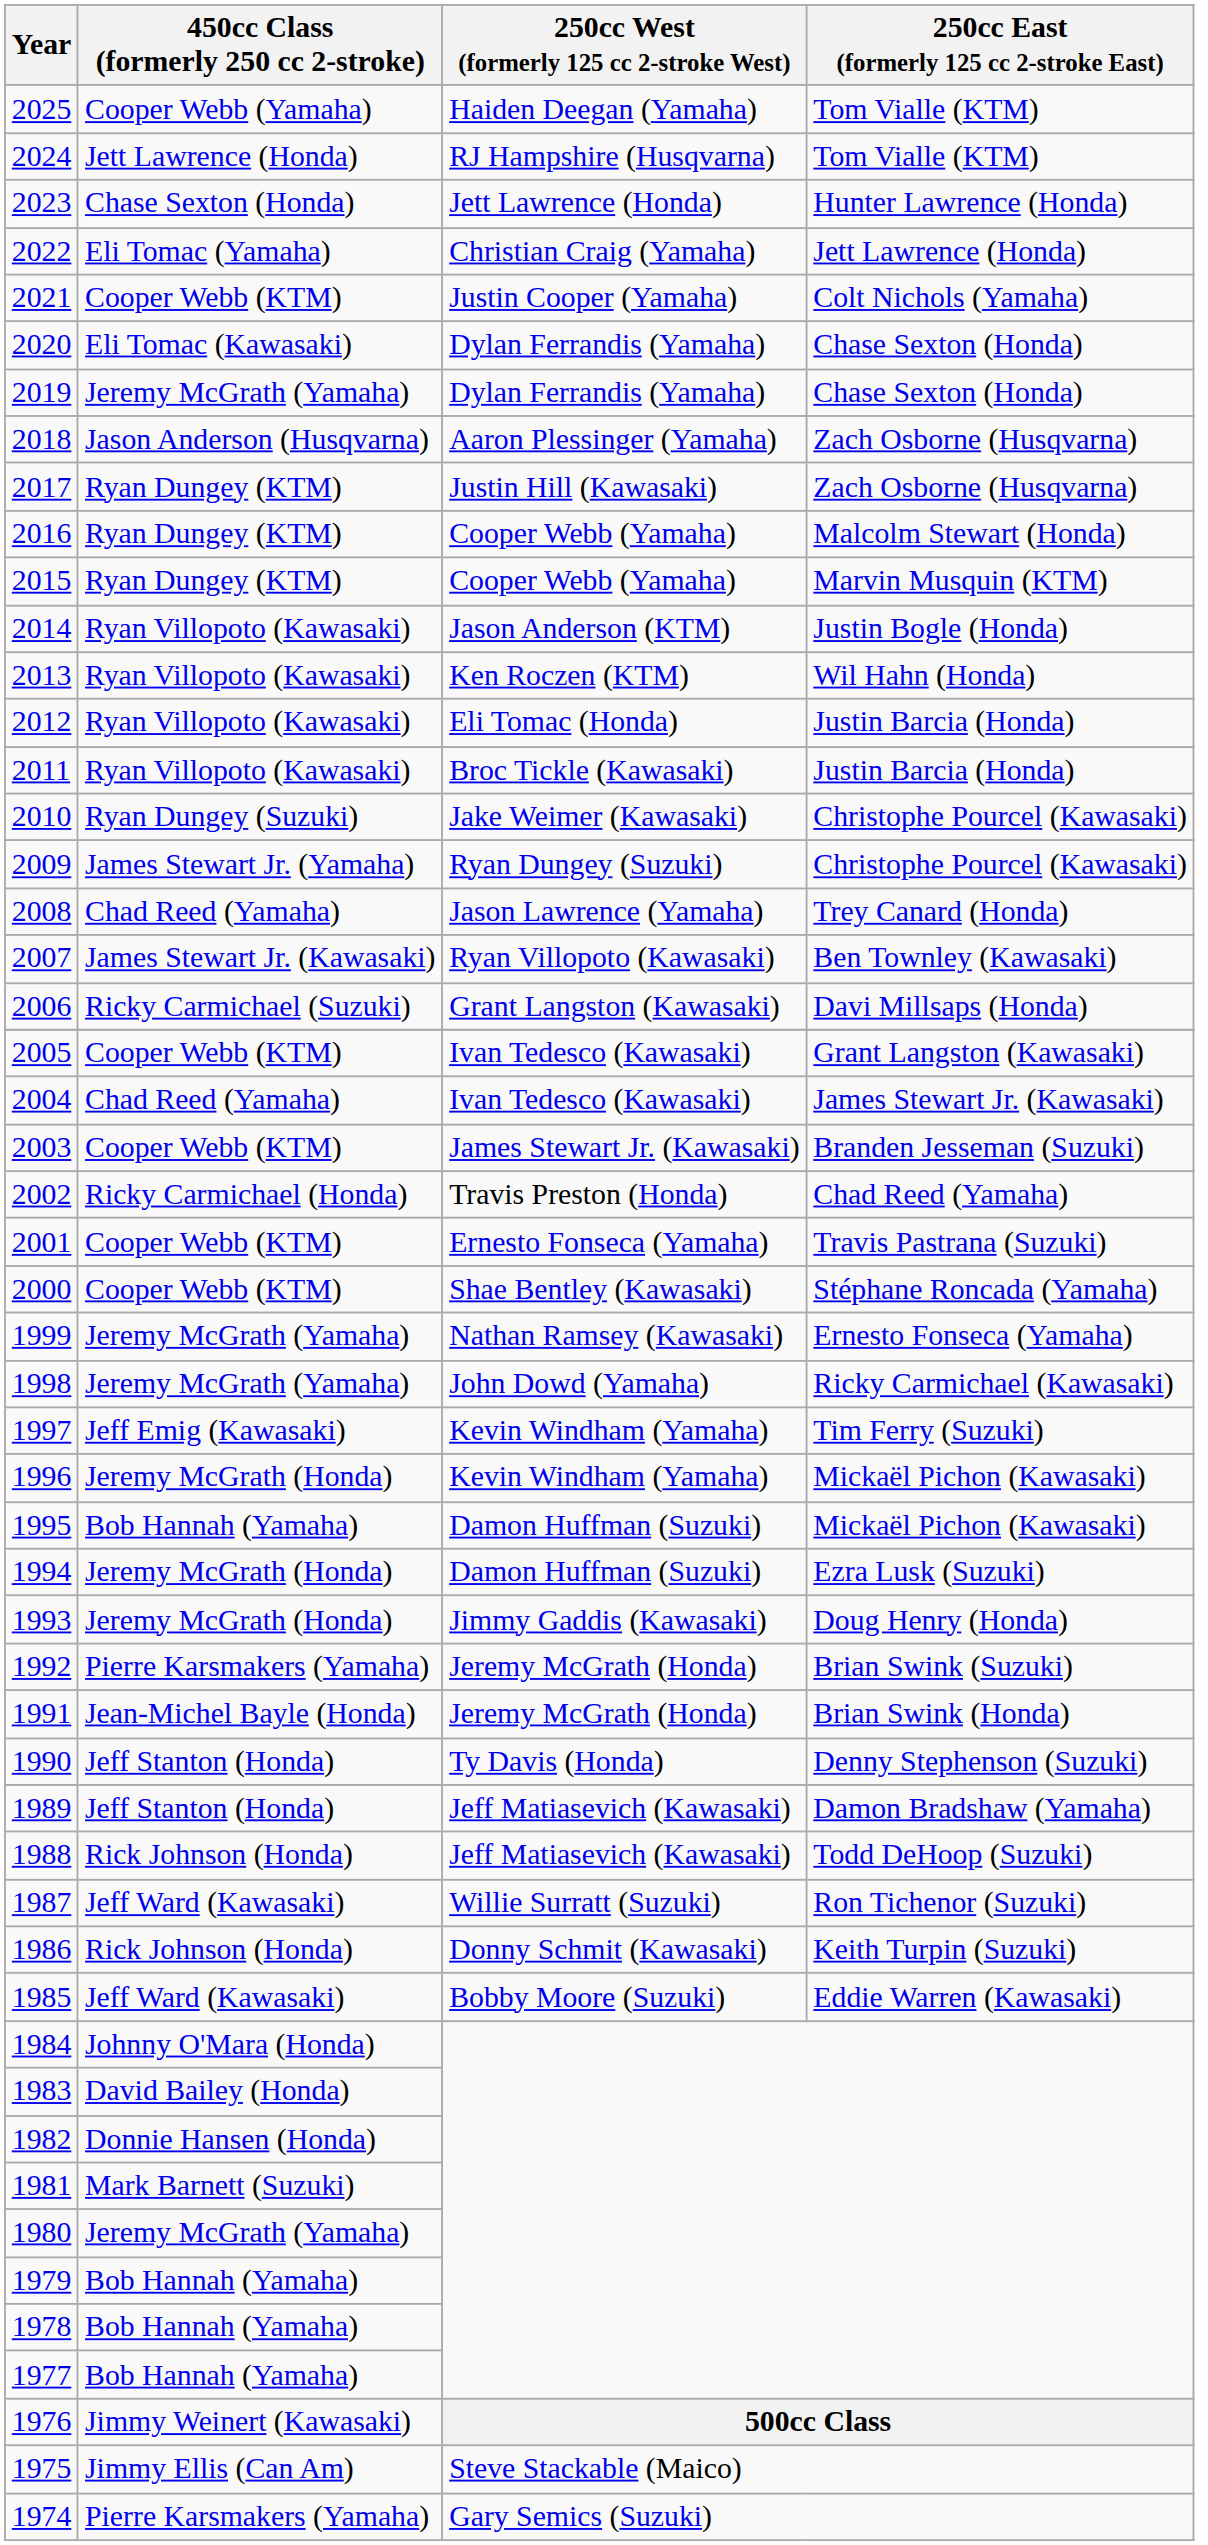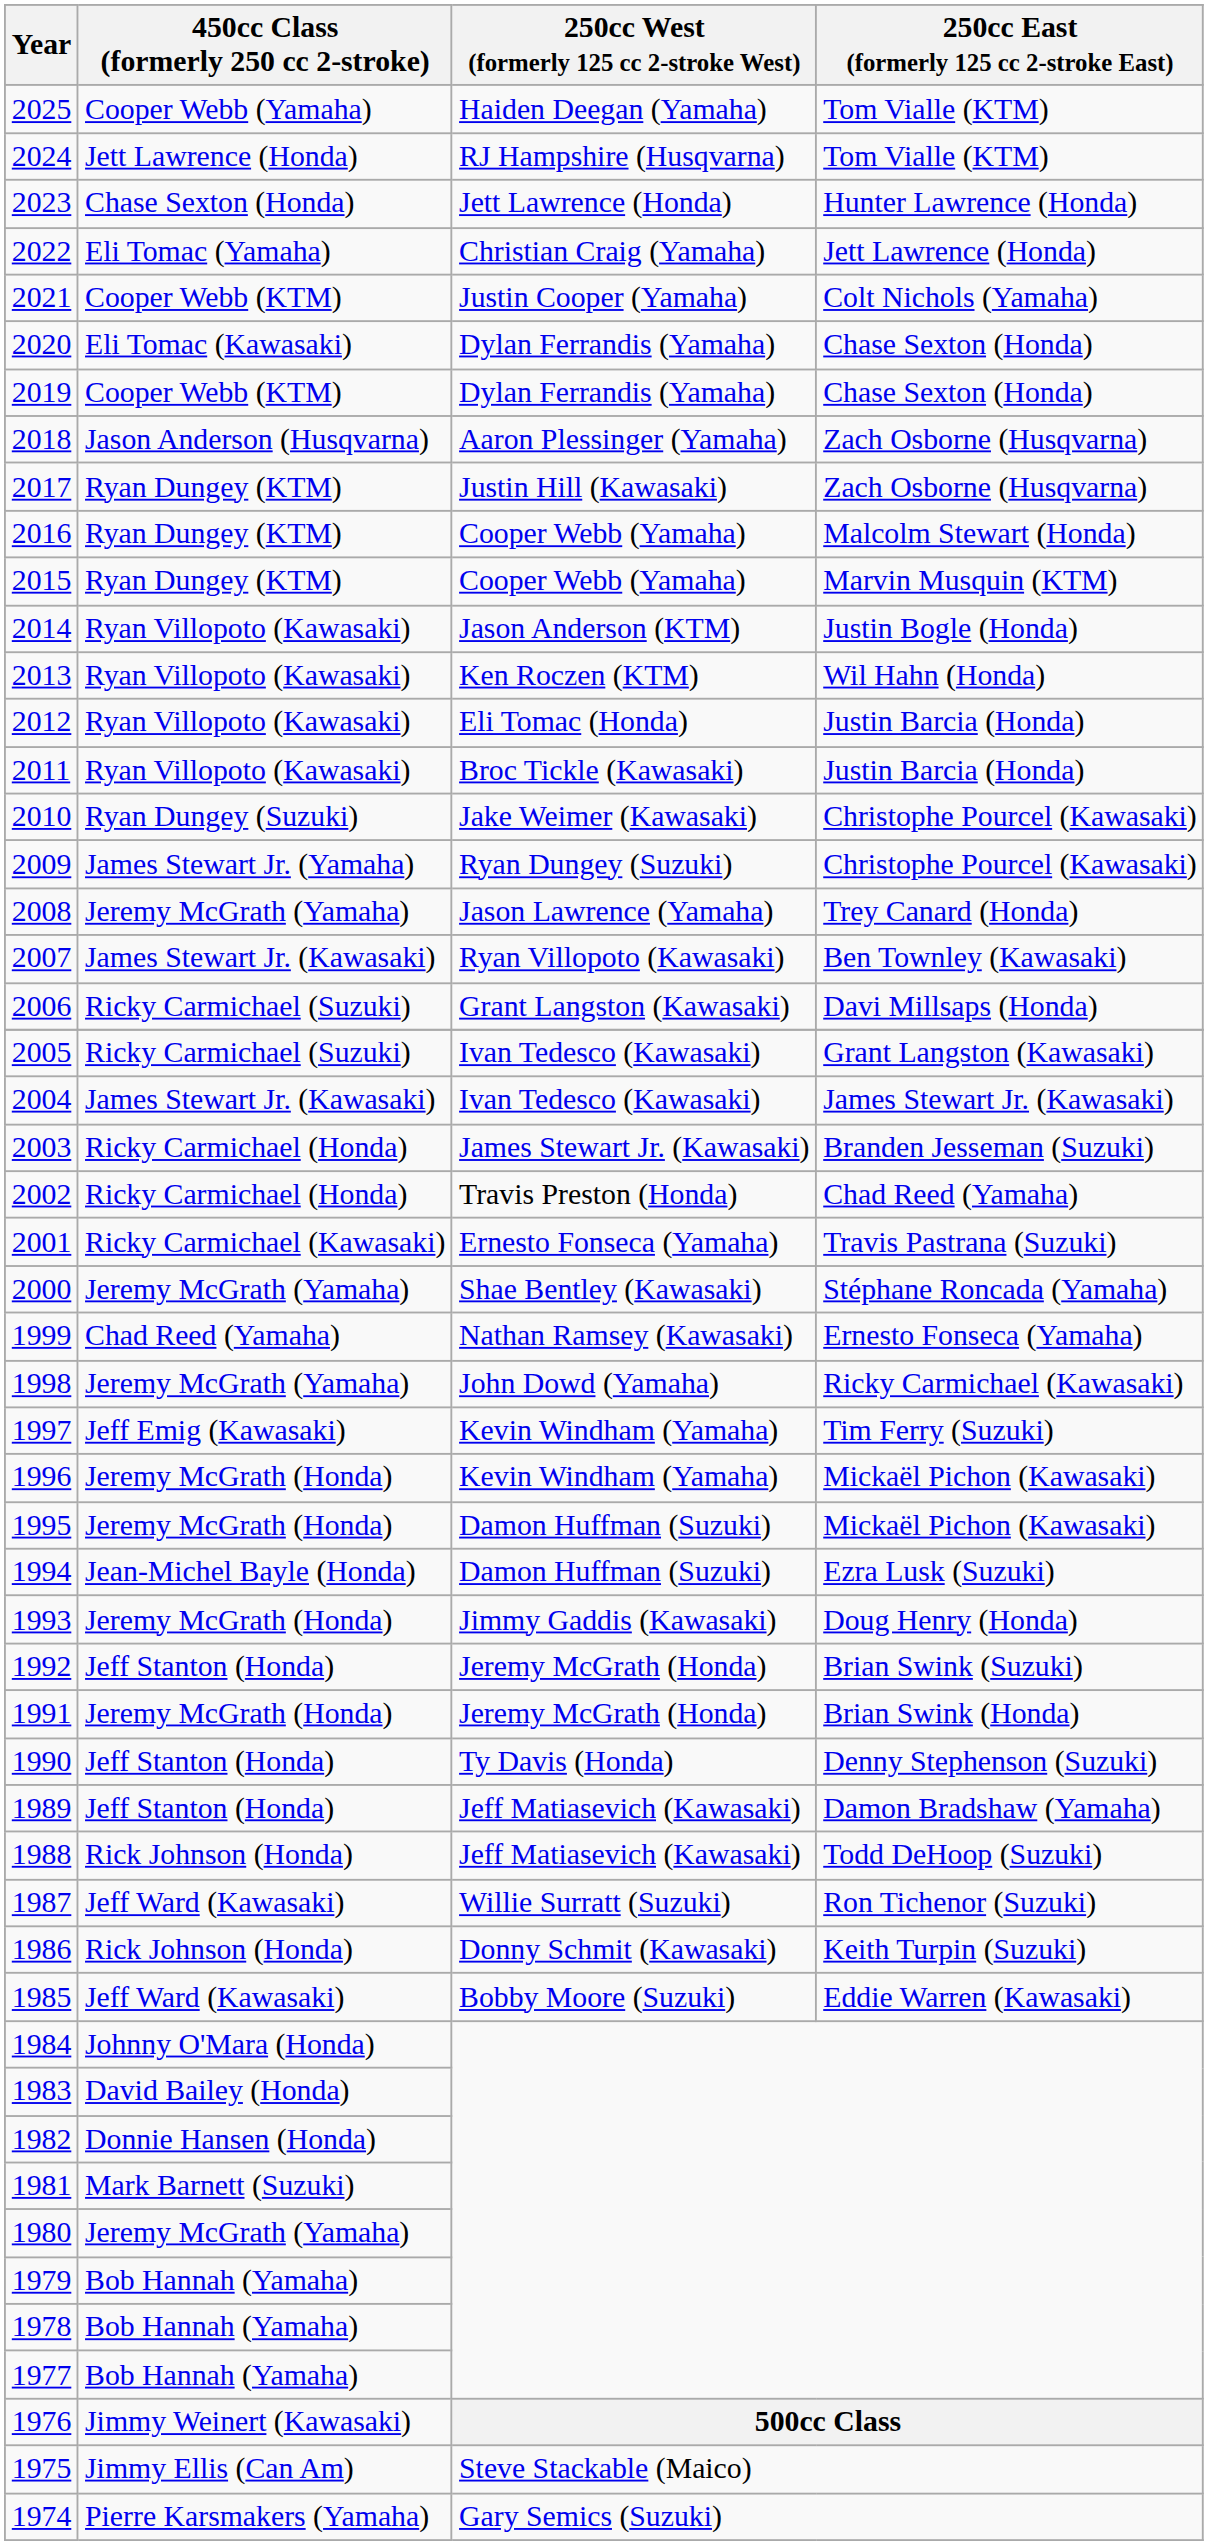(247, 391) Jeremy McGrath (Yamaha) -> (213, 391) Cooper Webb (KTM)
(212, 911) Chad Reed (Yamaha) -> (247, 911) Jeremy McGrath (Yamaha)
(213, 1052) Cooper Webb (KTM) -> (248, 1052) Ricky Carmichael (Suzuki)
(212, 1099) Chad Reed (Yamaha) -> (260, 1099) James Stewart Jr. (Kawasaki)
(213, 1147) Cooper Webb (KTM) -> (246, 1147) Ricky Carmichael (Honda)
(213, 1241) Cooper Webb (KTM) -> (265, 1241) Ricky Carmichael (Kawasaki)
(213, 1288) Cooper Webb (KTM) -> (247, 1288) Jeremy McGrath (Yamaha)
(247, 1335) Jeremy McGrath (Yamaha) -> (212, 1335) Chad Reed (Yamaha)
(222, 1524) Bob Hannah (Yamaha) -> (239, 1524) Jeremy McGrath (Honda)
(239, 1571) Jeremy McGrath (Honda) -> (250, 1571) Jean-Michel Bayle (Honda)
(257, 1666) Pierre Karsmakers (Yamaha) -> (210, 1666) Jeff Stanton (Honda)
(250, 1713) Jean-Michel Bayle (Honda) -> (239, 1713) Jeremy McGrath (Honda)
